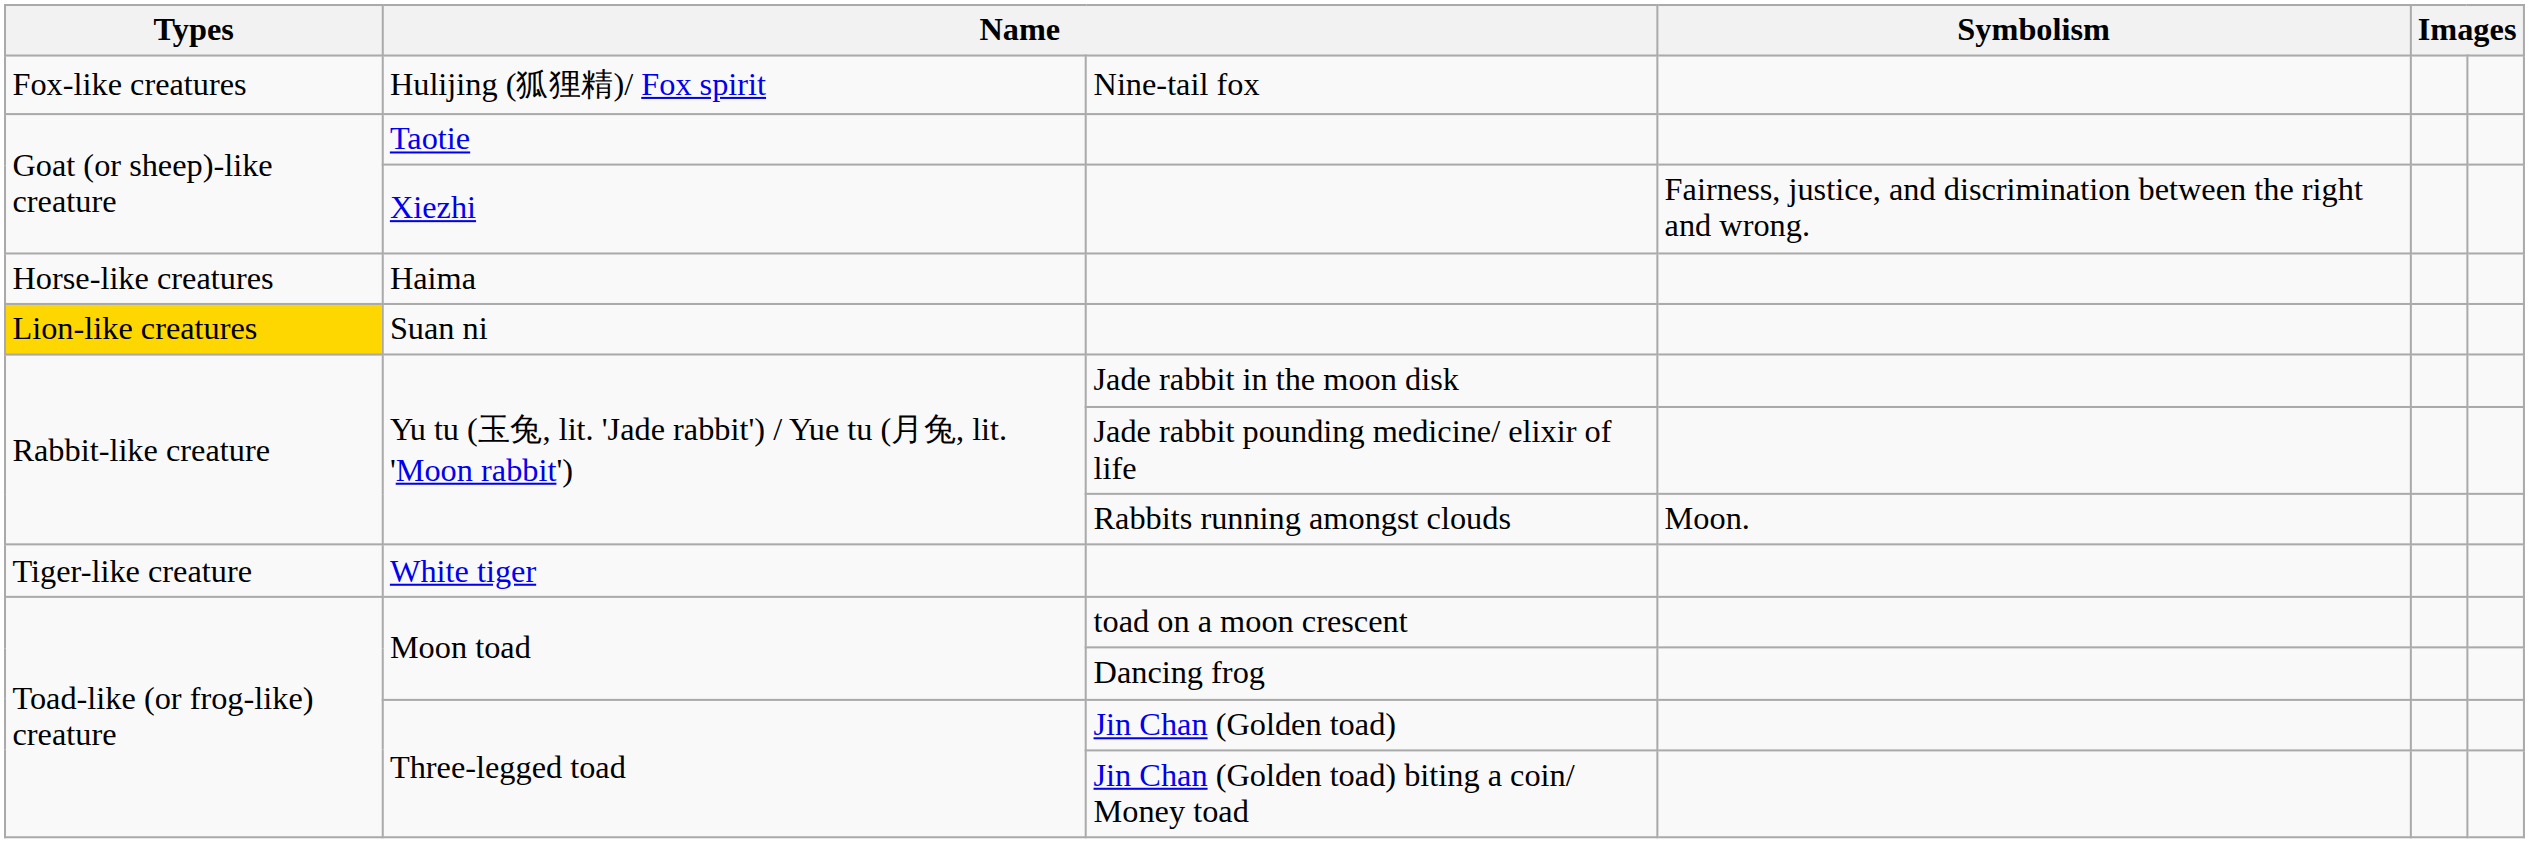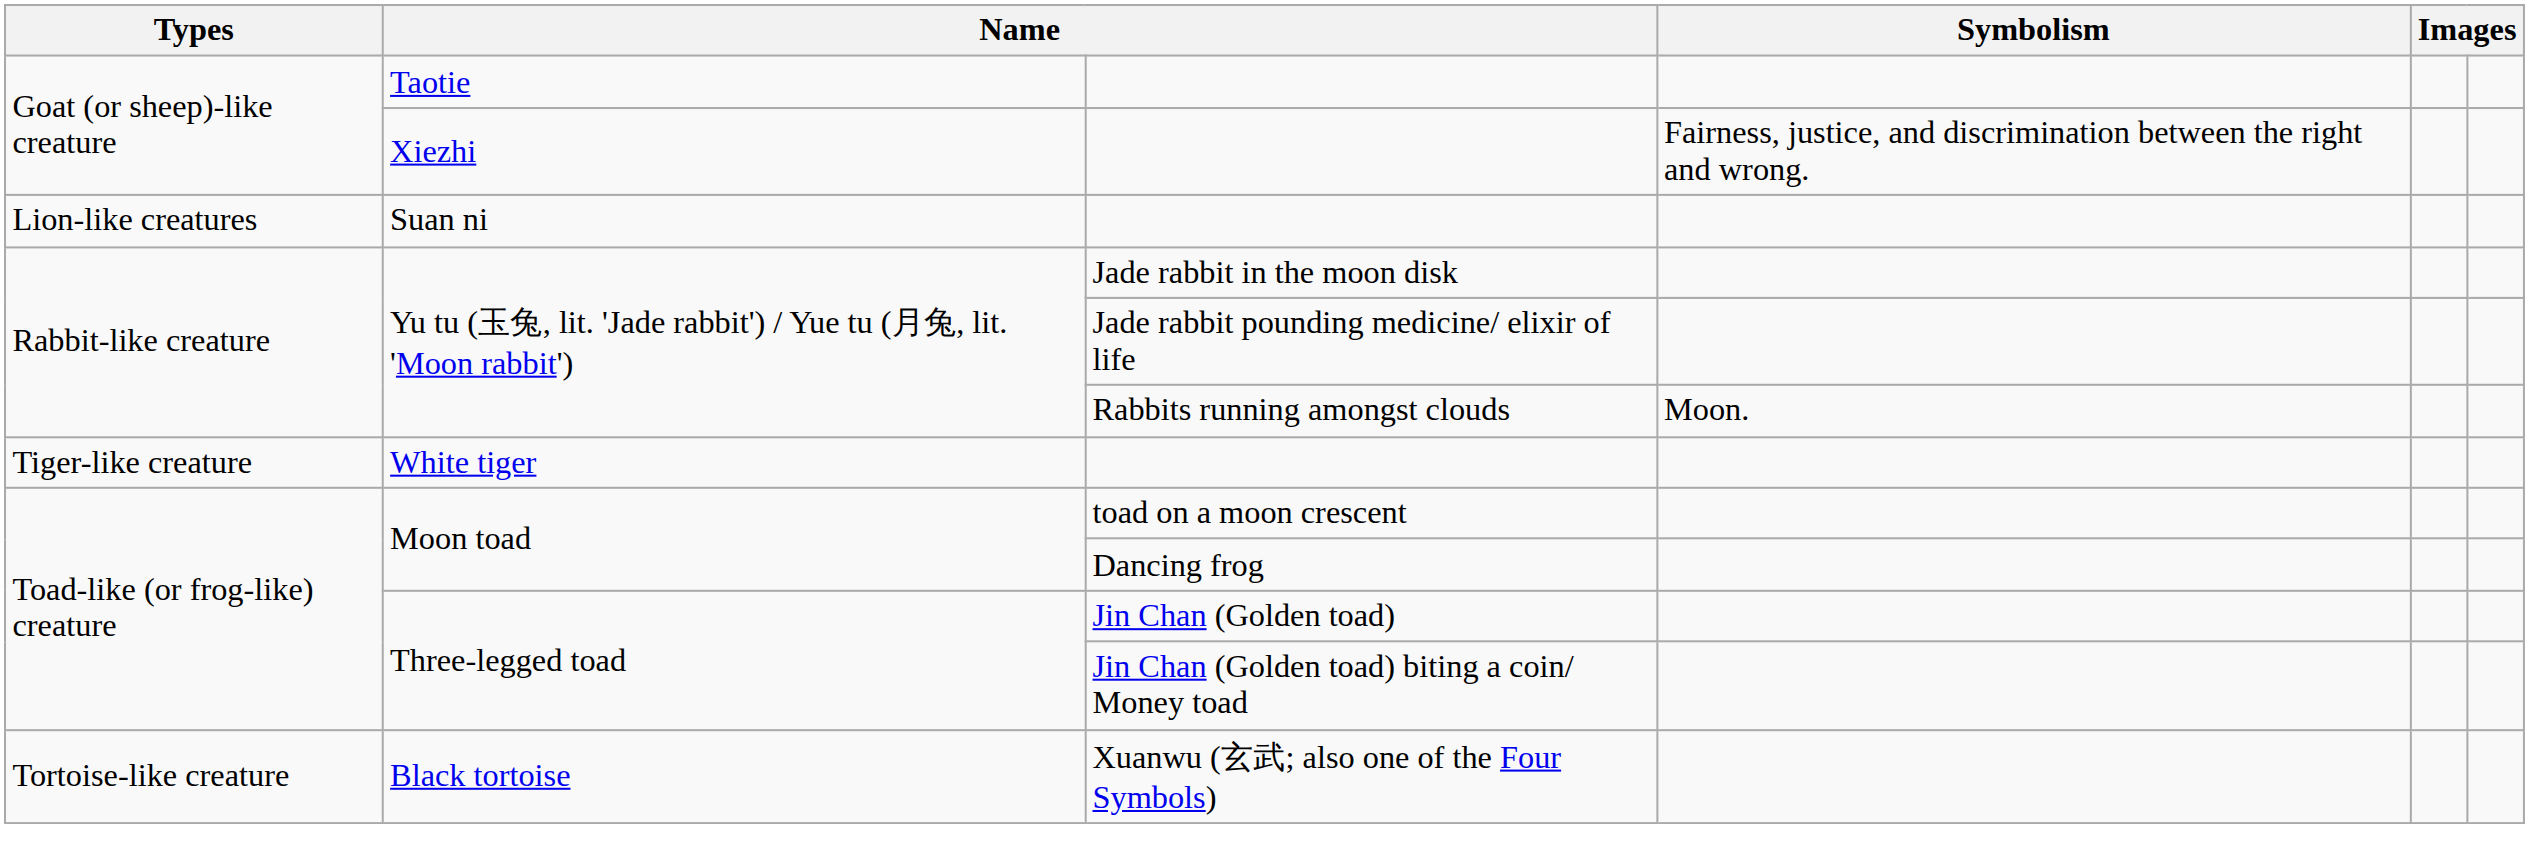- row: (578, 83)
- row: (433, 277)
(135, 328) gold background -> (135, 220) no background
+ row: (480, 775)
